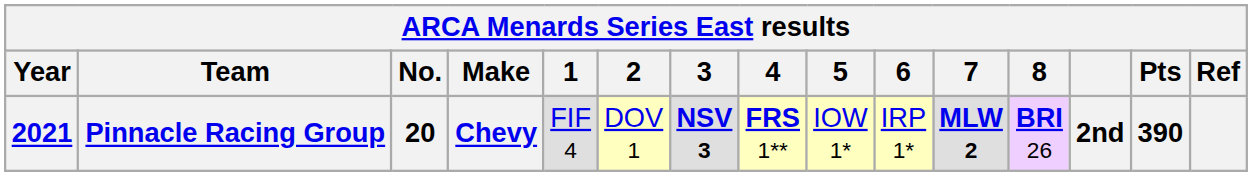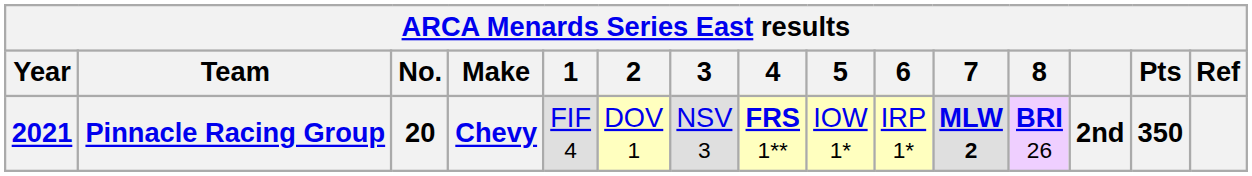(704, 133) bold -> (704, 132) normal
(1160, 133) 390 -> (1160, 133) 350
